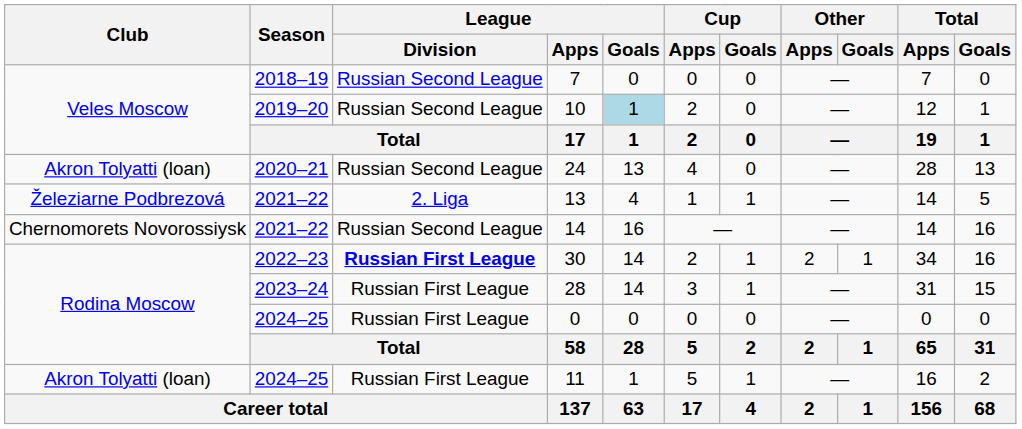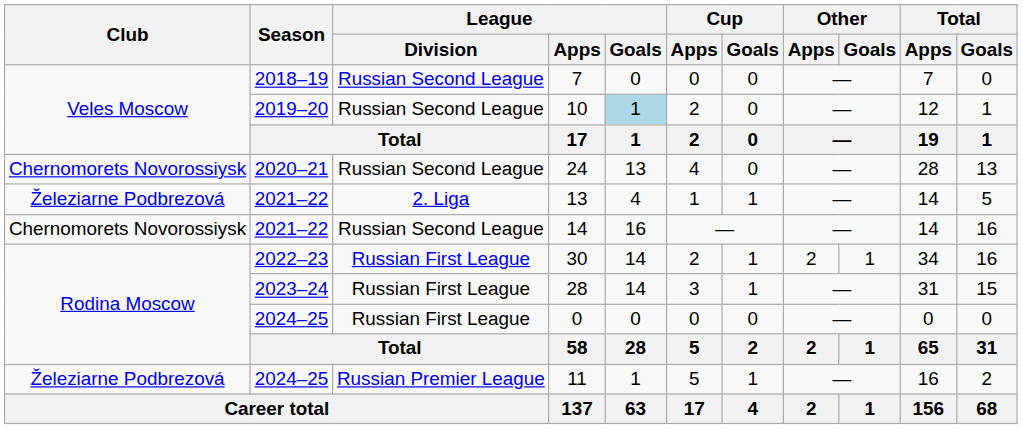(128, 169) Akron Tolyatti (loan) -> (128, 169) Chernomorets Novorossiysk
(440, 259) bold -> (441, 259) normal
(128, 378) Akron Tolyatti (loan) -> (128, 378) Železiarne Podbrezová
(440, 378) Russian First League -> (441, 378) Russian Premier League
